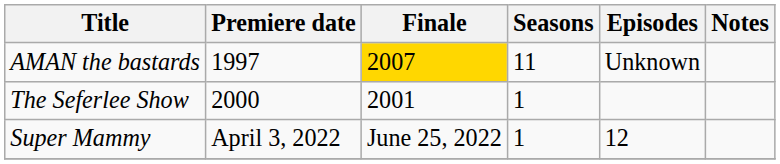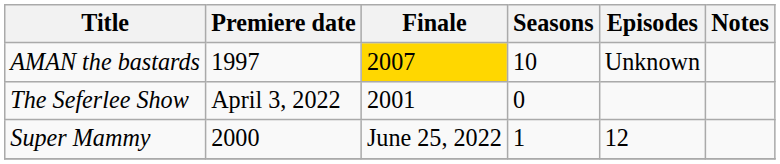(525, 61) 11 -> (525, 61) 10
(235, 100) 2000 -> (276, 100) April 3, 2022
(519, 100) 1 -> (519, 100) 0
(276, 138) April 3, 2022 -> (235, 138) 2000
